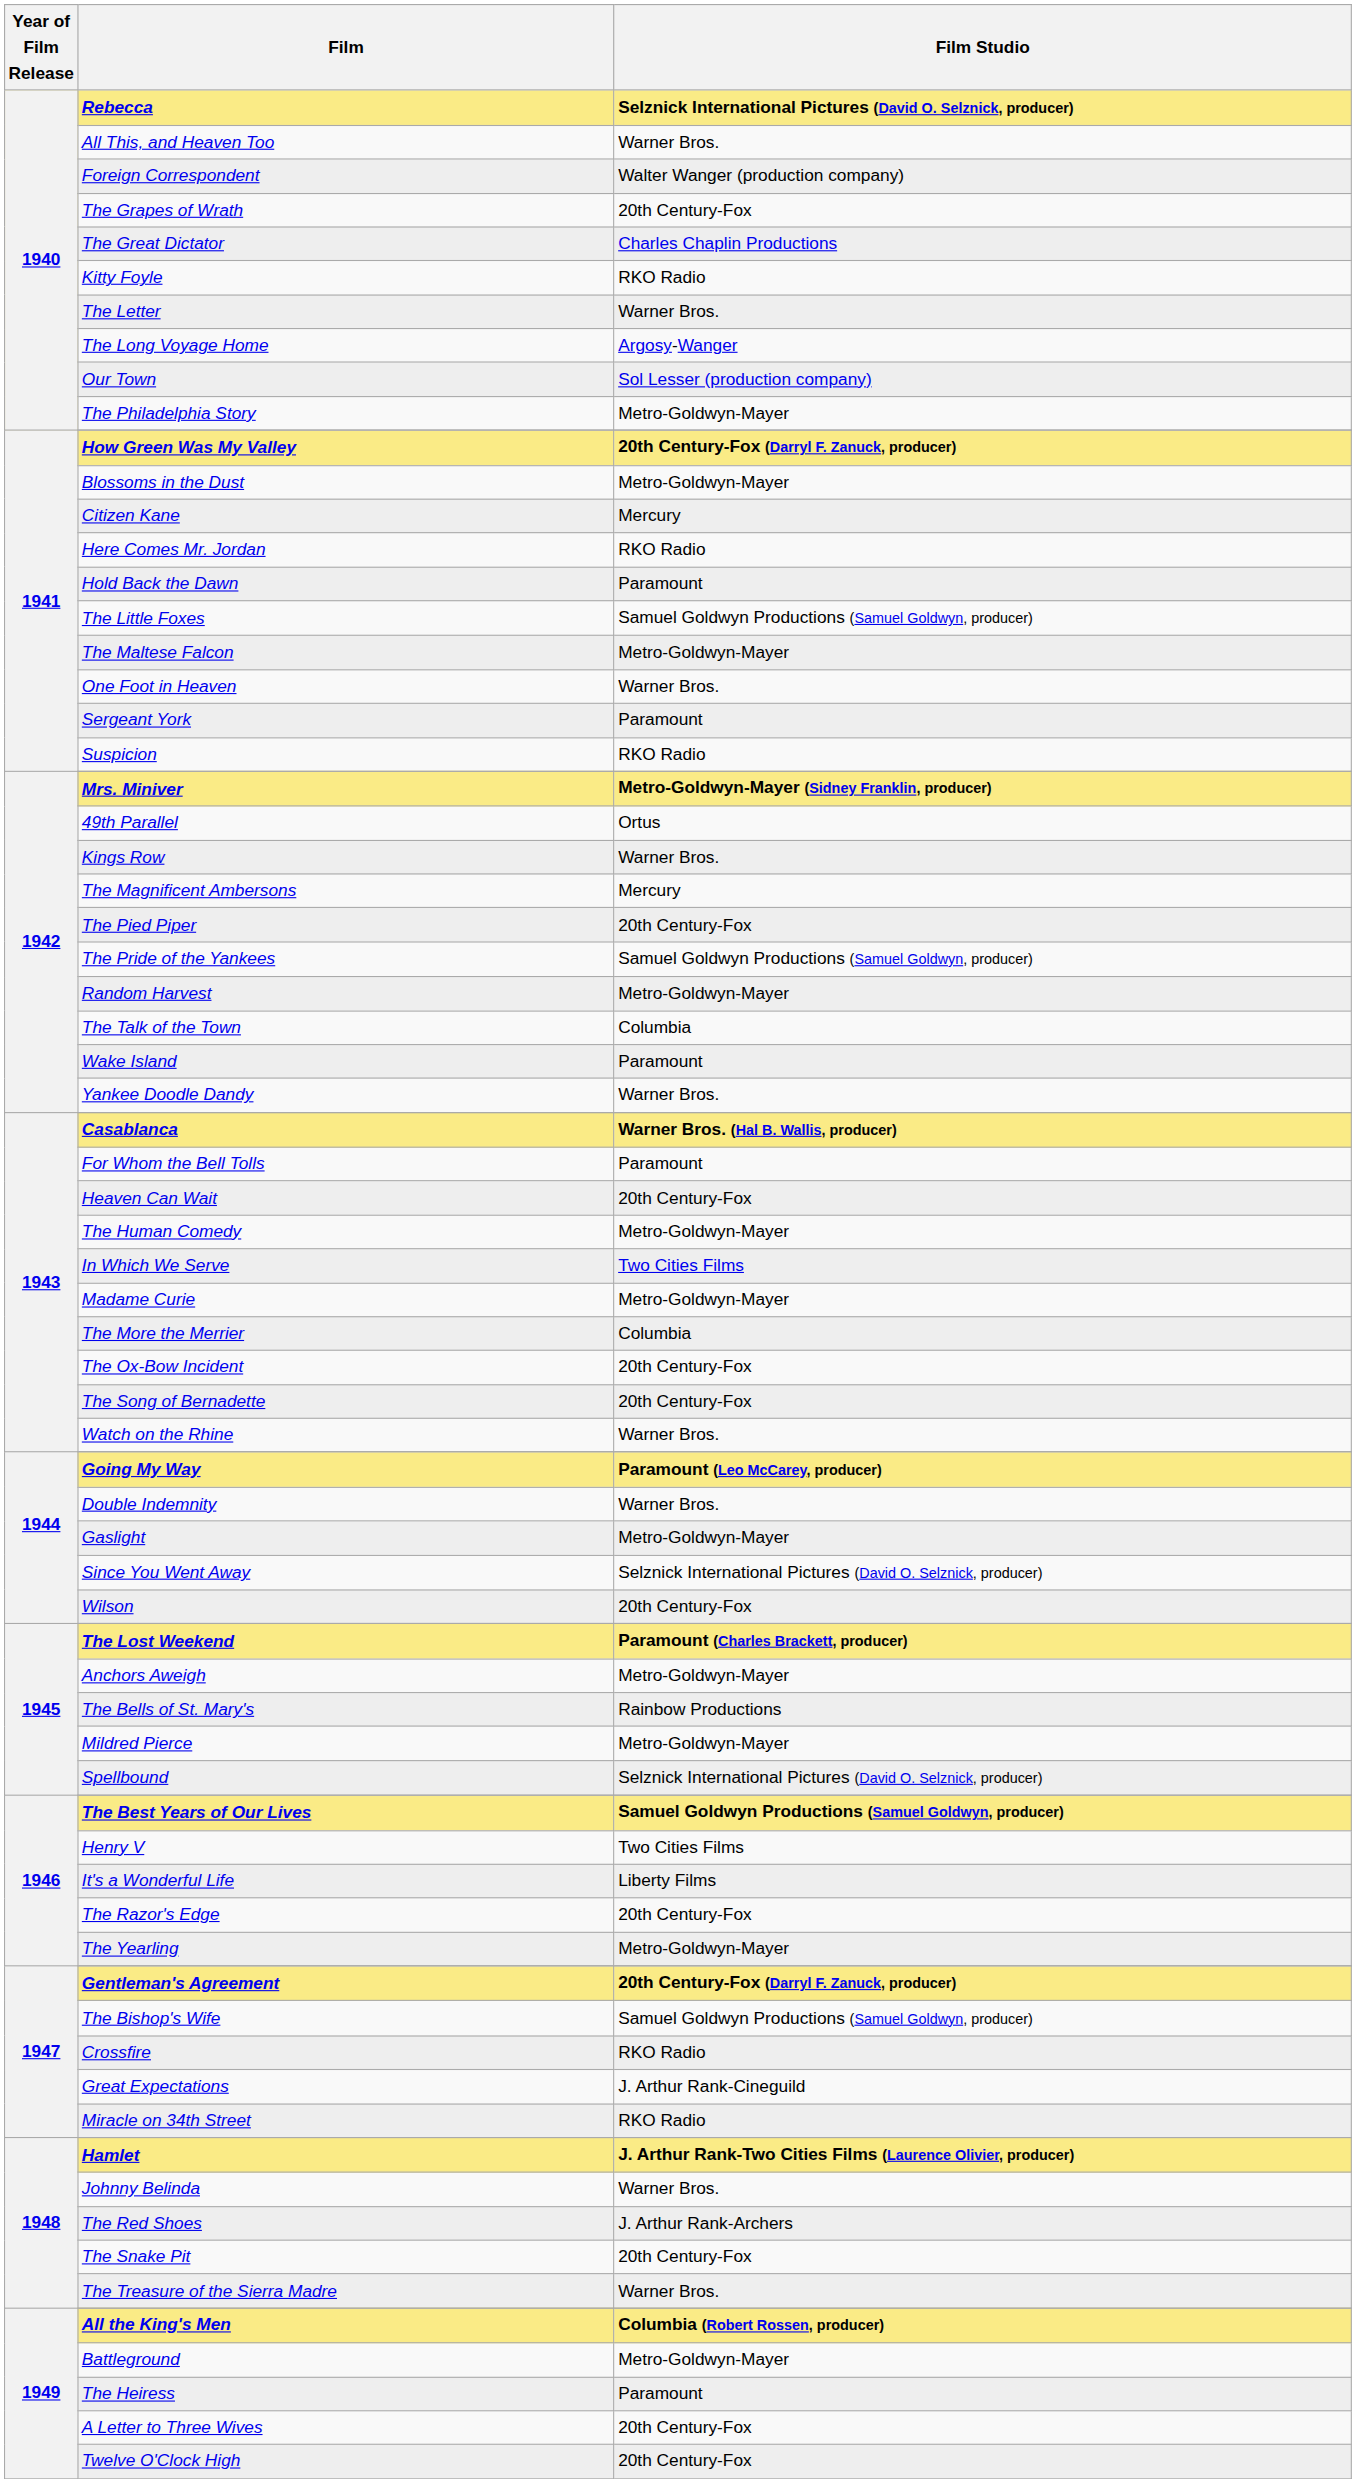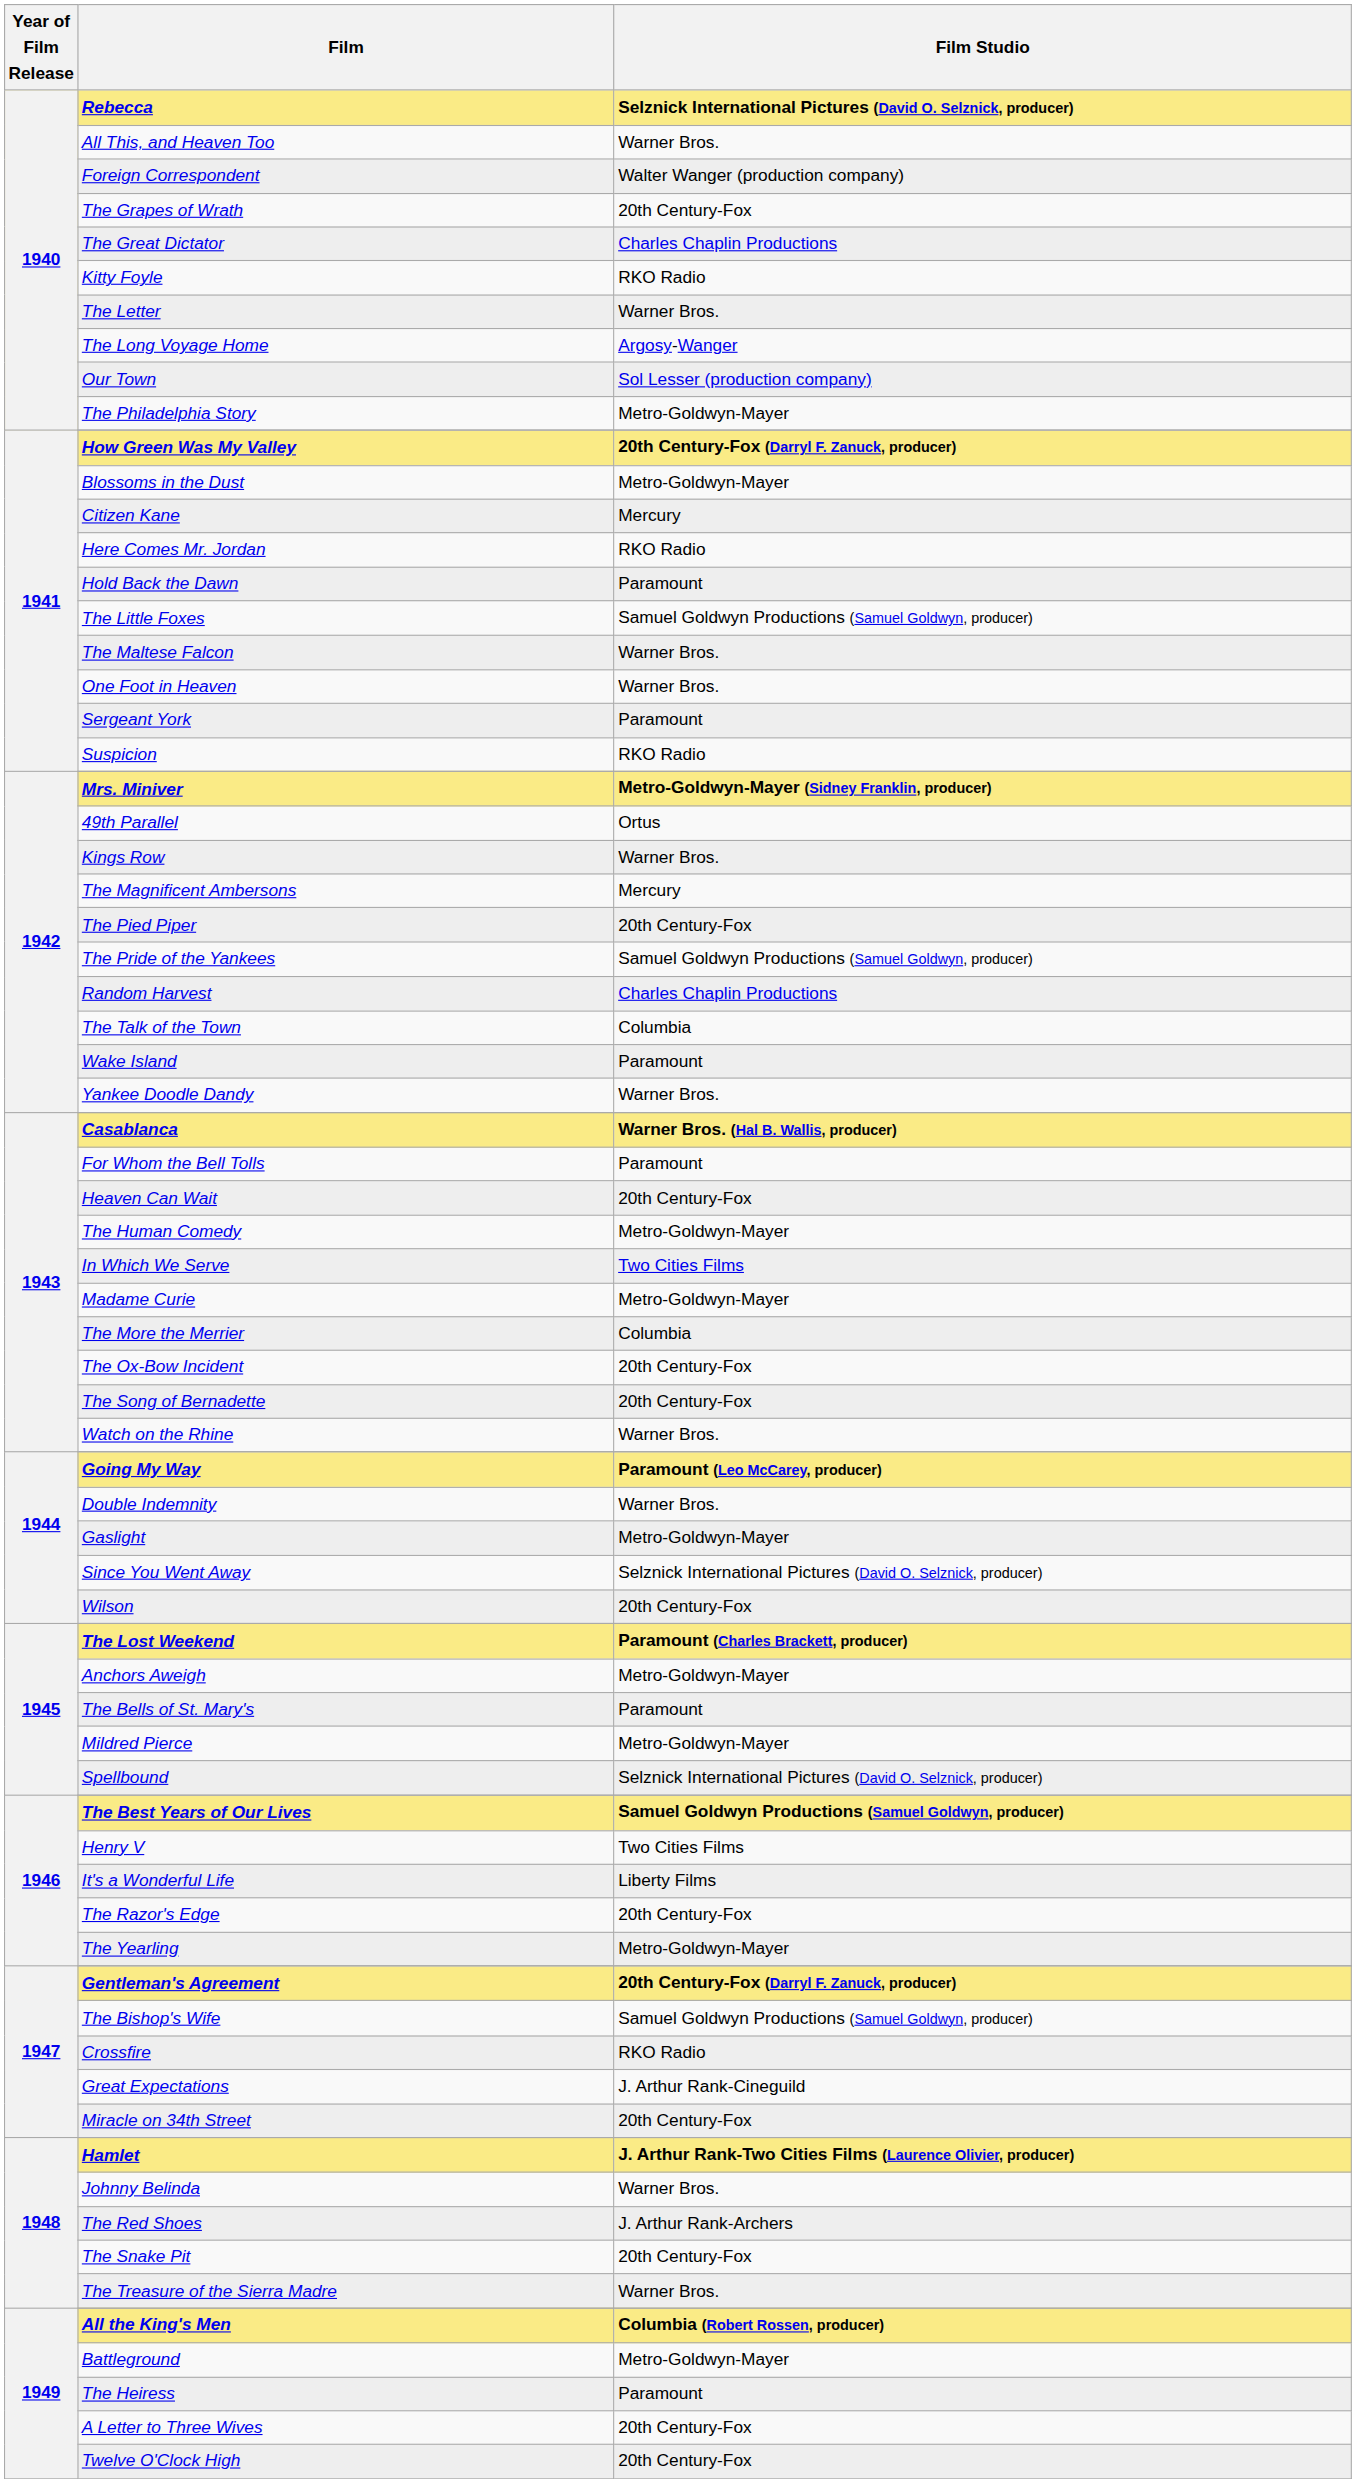(704, 652) Metro-Goldwyn-Mayer -> (669, 652) Warner Bros.
(704, 993) Metro-Goldwyn-Mayer -> (728, 993) Charles Chaplin Productions
(700, 1709) Rainbow Productions -> (660, 1709) Paramount
(662, 2120) RKO Radio -> (685, 2120) 20th Century-Fox
